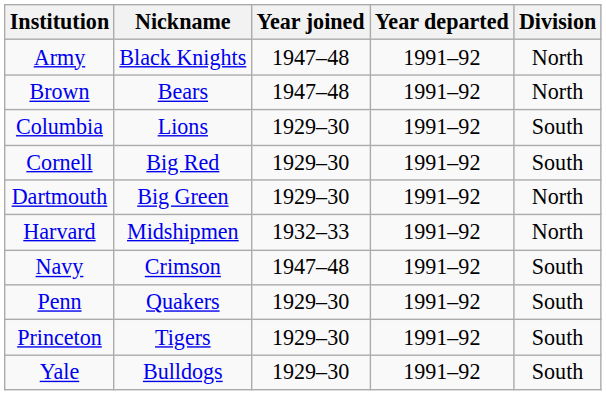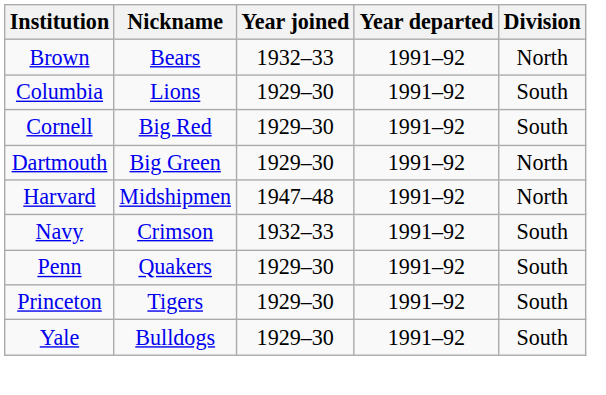- row: (59, 57)
(311, 92) 1947–48 -> (295, 57) 1932–33
(311, 232) 1932–33 -> (295, 197) 1947–48
(311, 267) 1947–48 -> (295, 232) 1932–33
